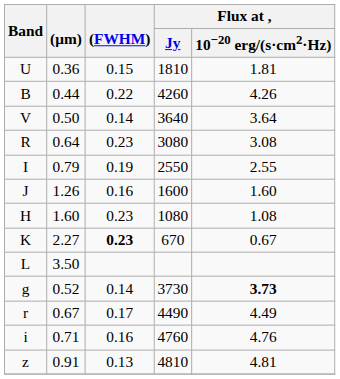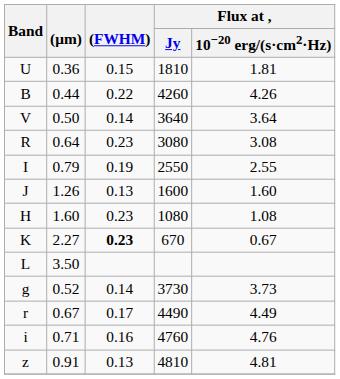(120, 191) 0.16 -> (120, 191) 0.13
(263, 288) bold -> (263, 288) normal
